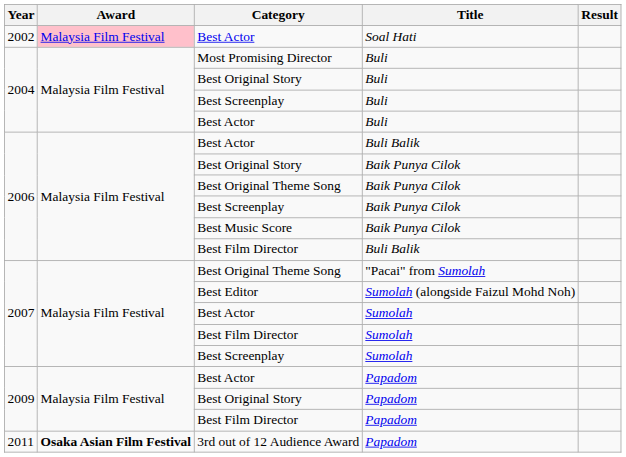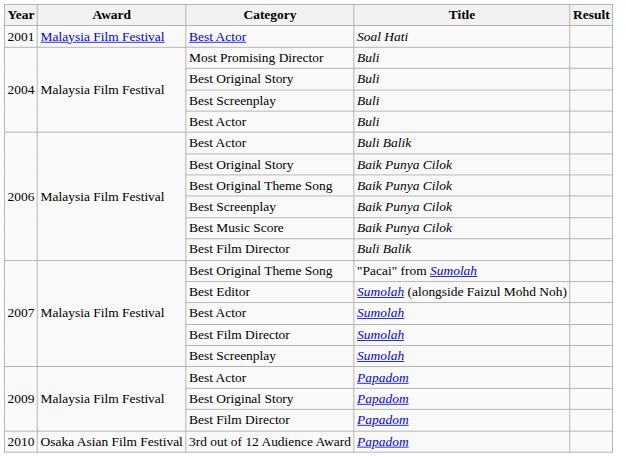(21, 36) 2002 -> (21, 36) 2001
(103, 36) pink background -> (103, 36) no background
(21, 441) 2011 -> (21, 441) 2010
(116, 441) bold -> (112, 441) normal
